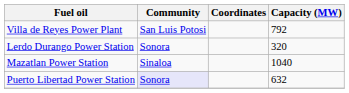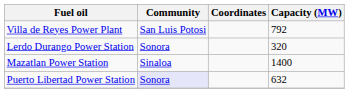(282, 63) 1040 -> (282, 63) 1400
